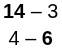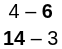rows swapped: (31, 38) <-> (31, 11)
